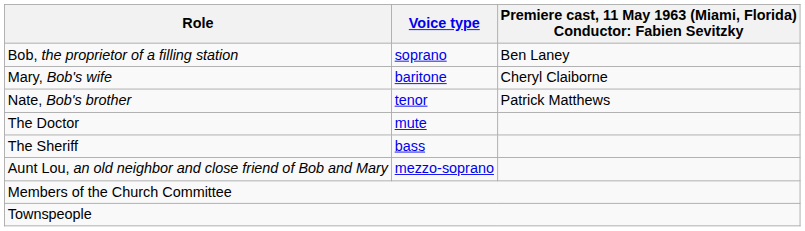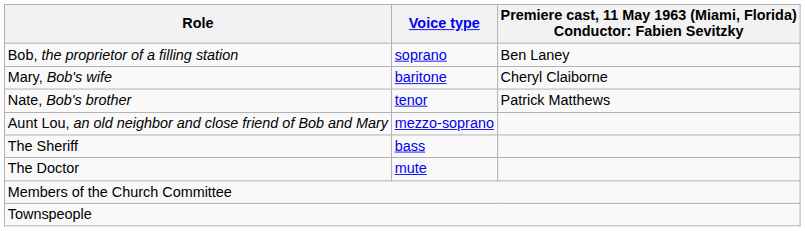rows swapped: (198, 169) <-> (43, 123)
